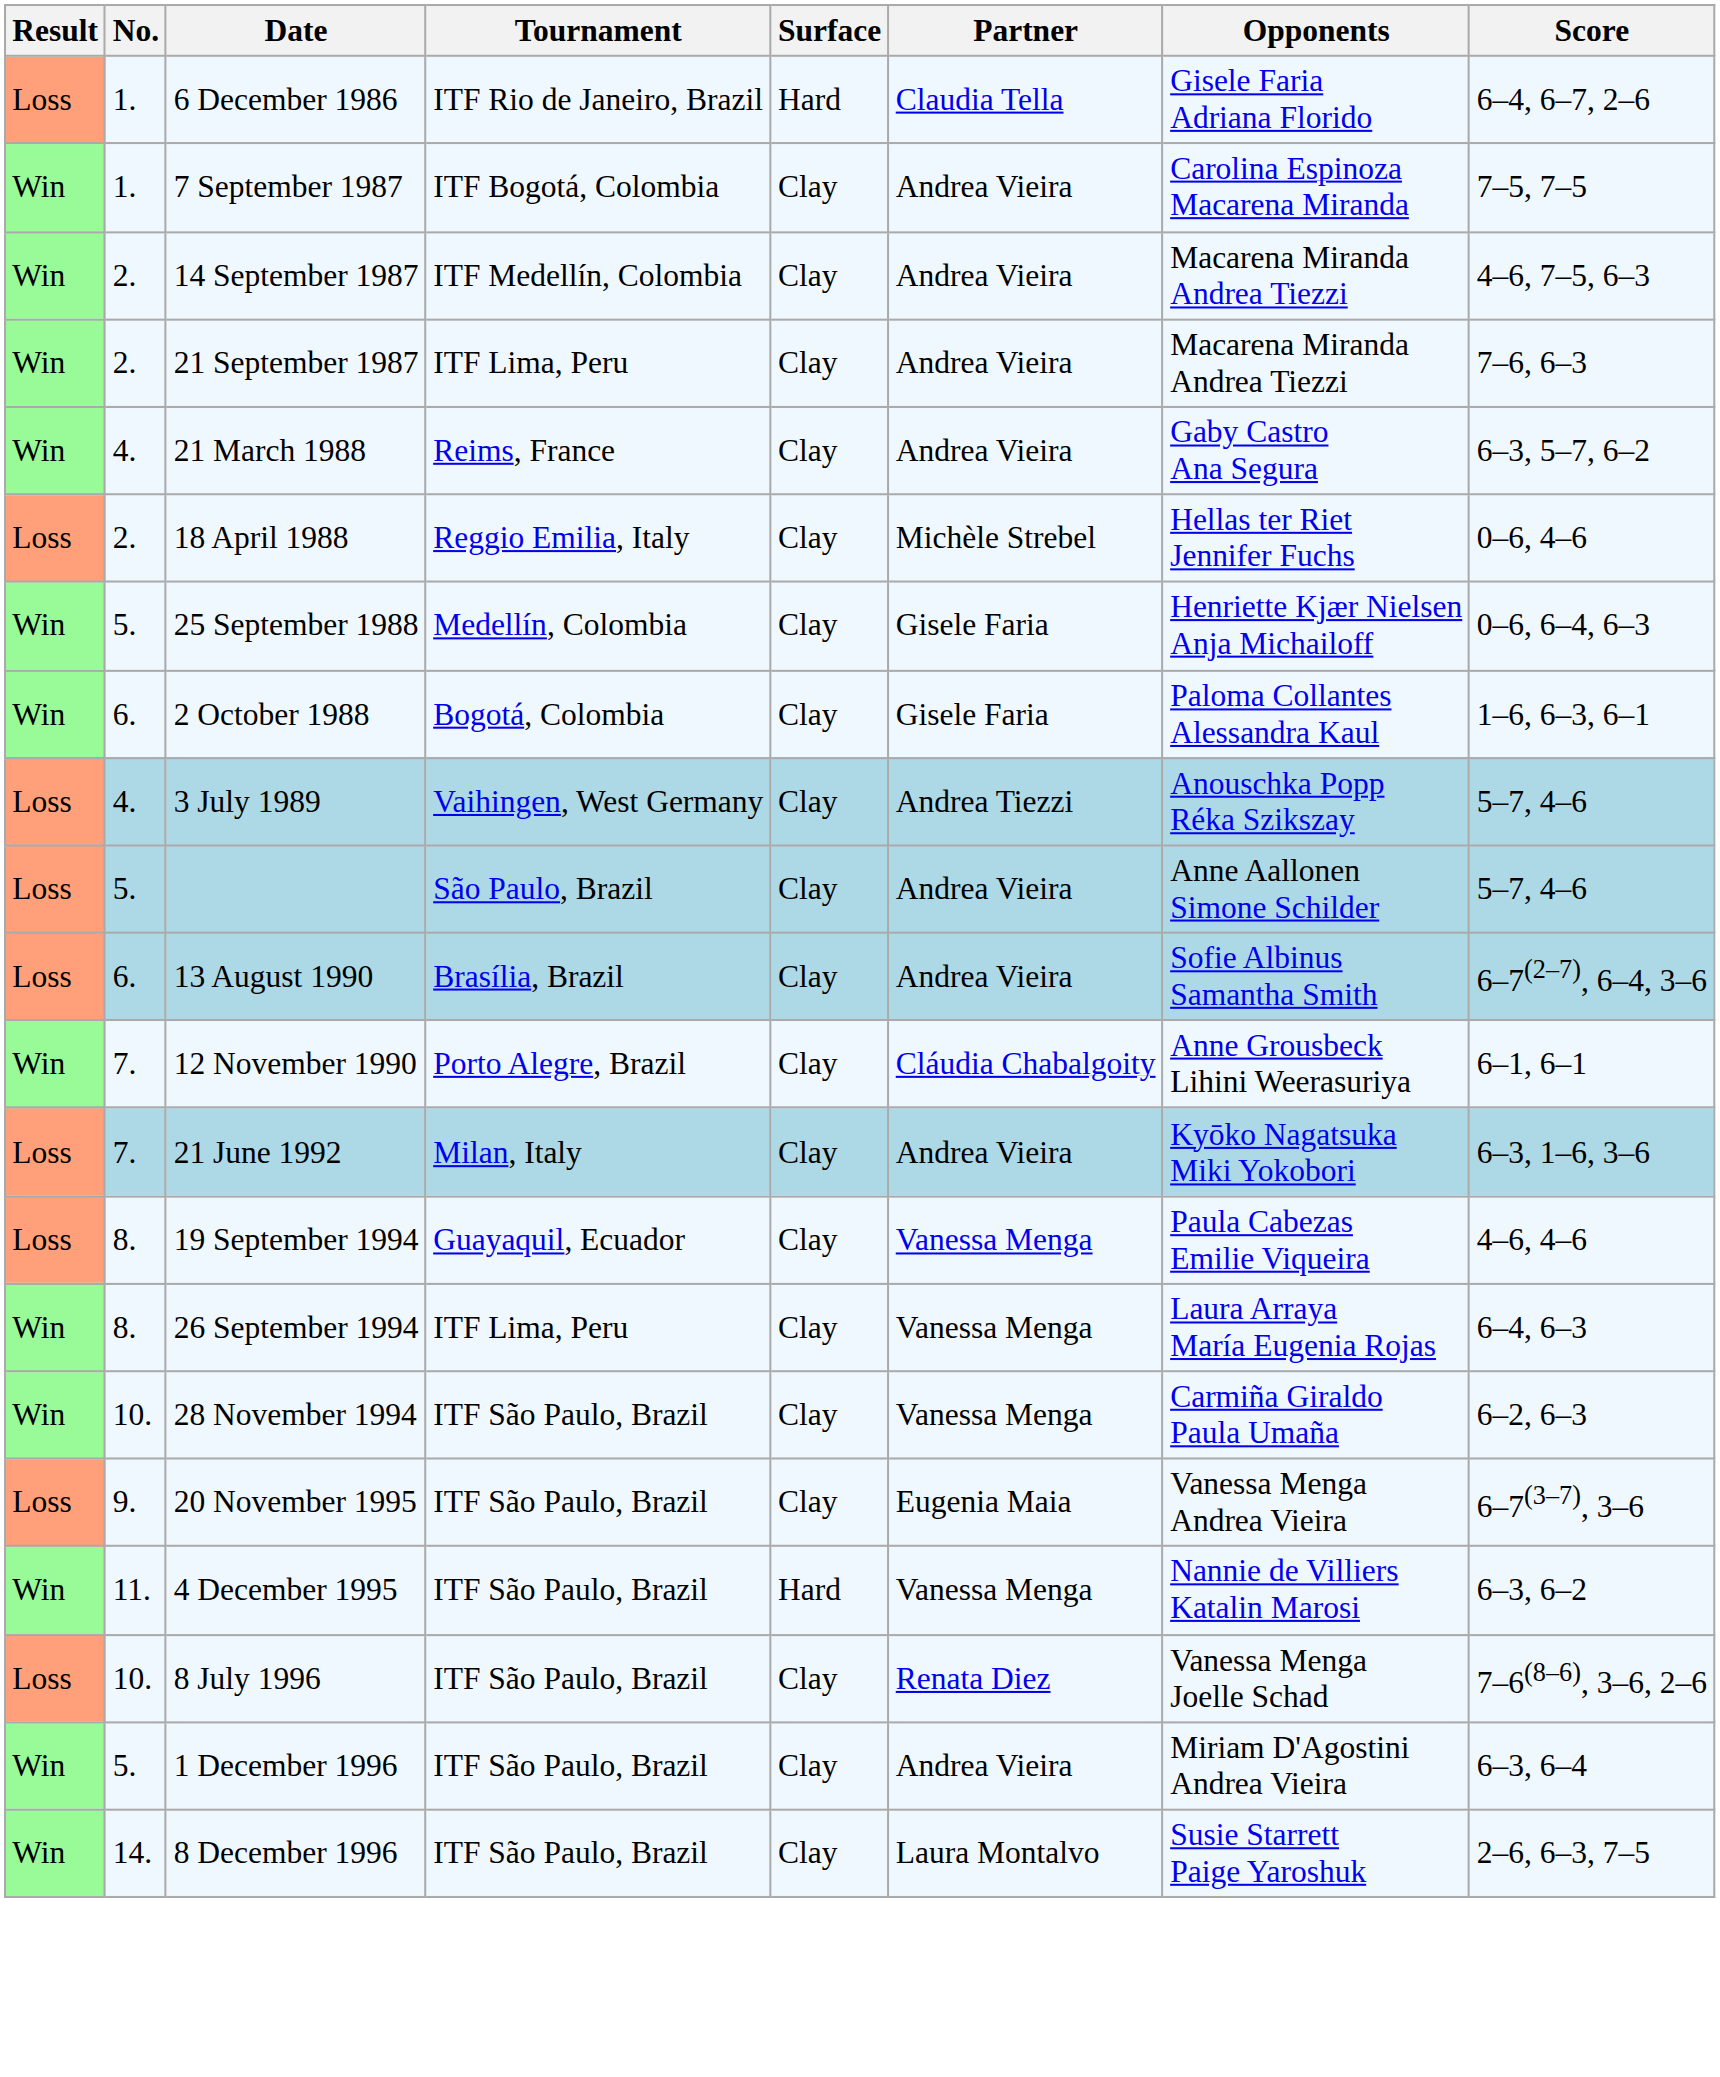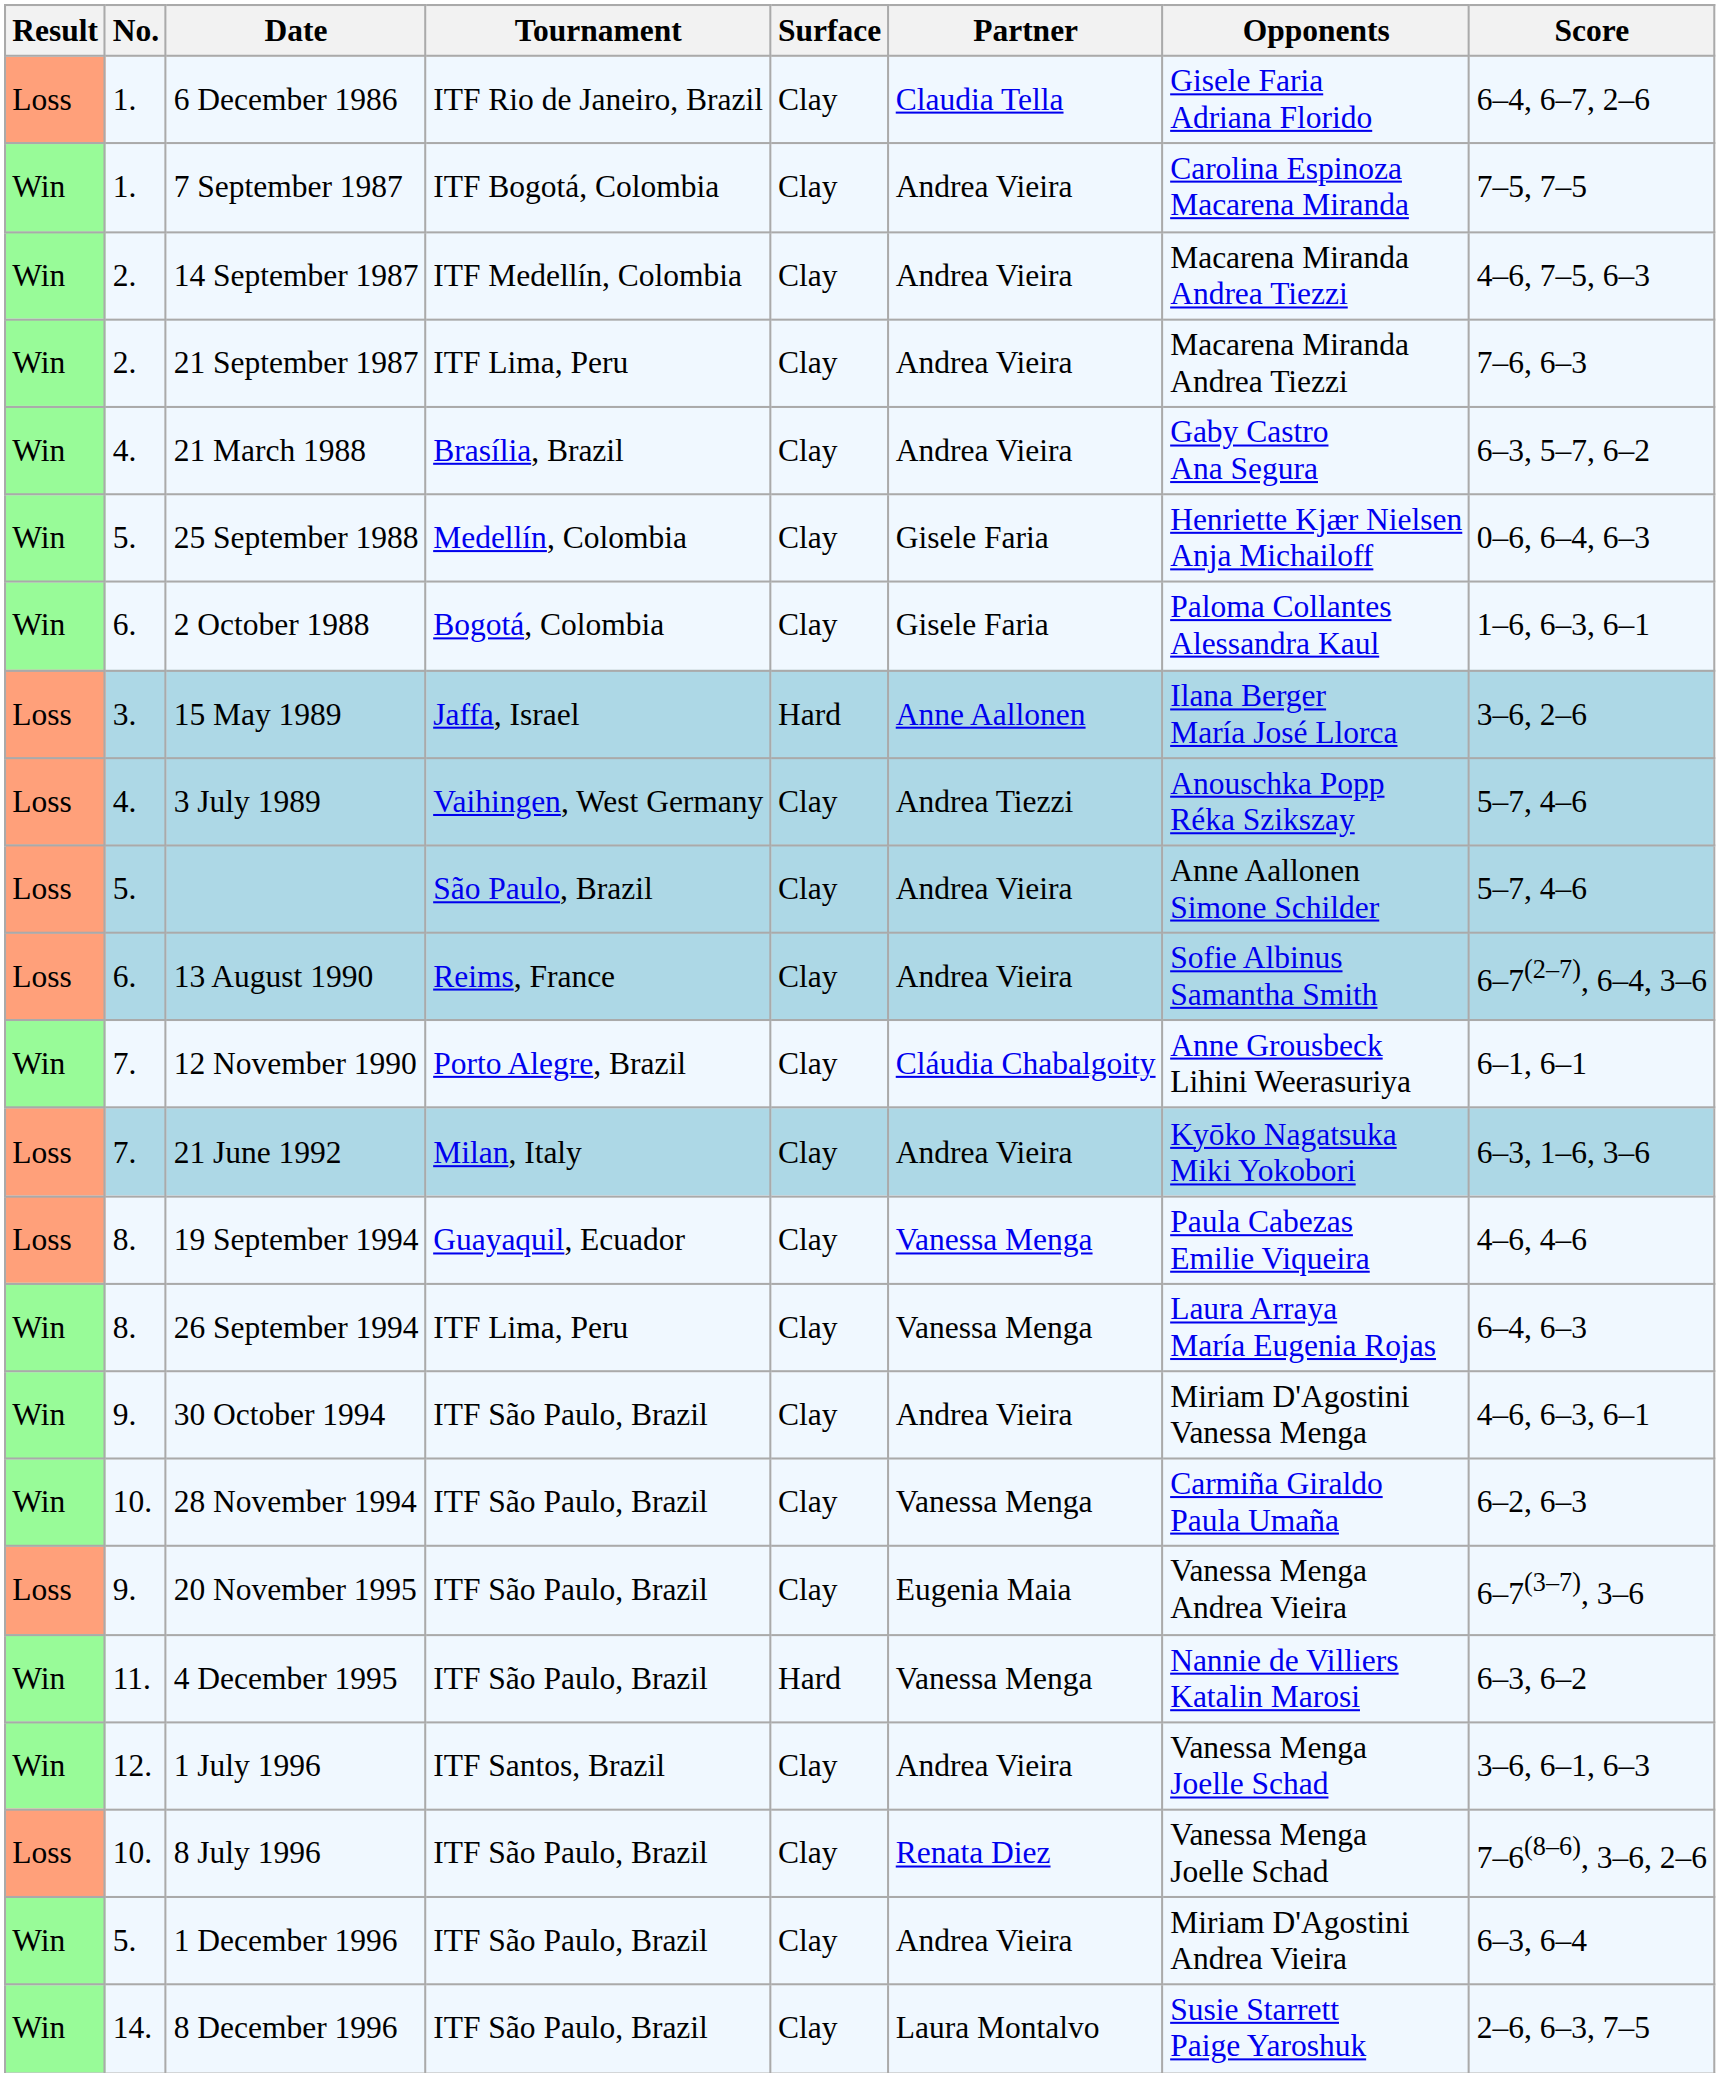(809, 98) Hard -> (808, 98) Clay
(524, 449) Reims, France -> (529, 449) Brasília, Brazil
- row: (261, 537)
+ row: (258, 712)
(529, 975) Brasília, Brazil -> (524, 975) Reims, France
+ row: (279, 1414)
+ row: (247, 1764)
